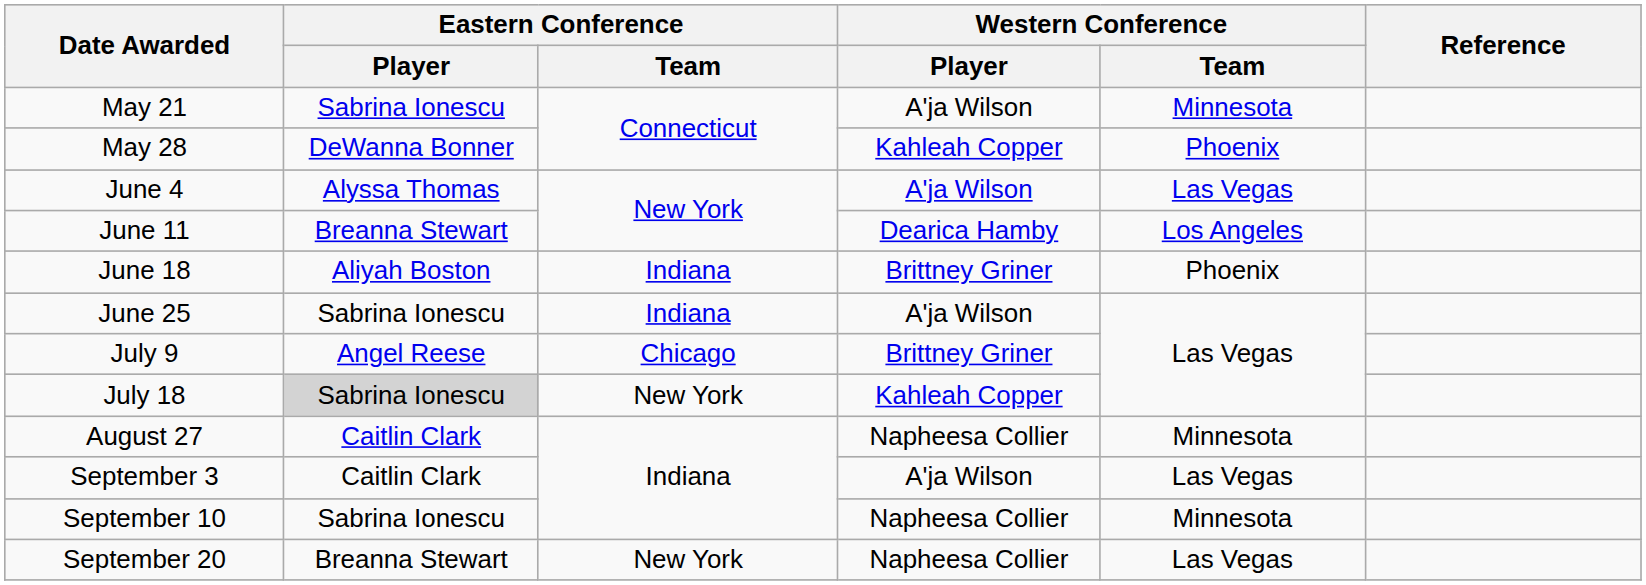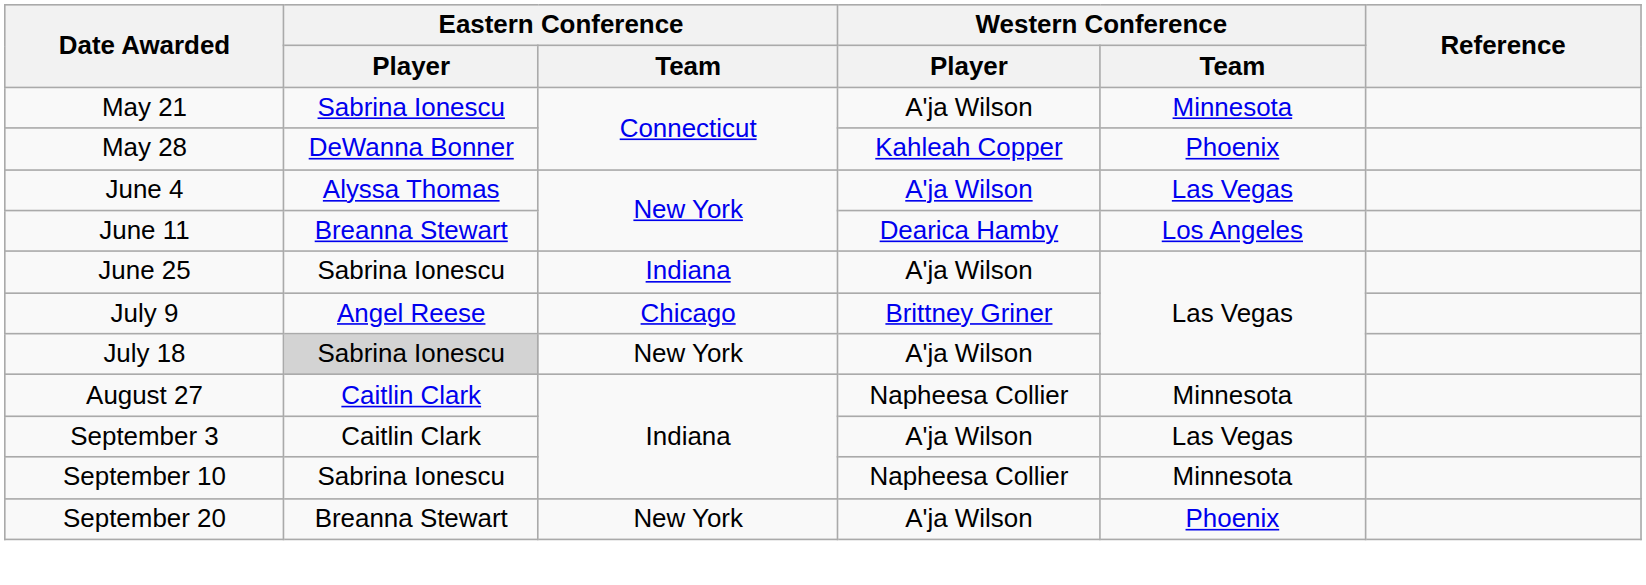- row: (144, 271)
(969, 395) Kahleah Copper -> (969, 353) A'ja Wilson
(969, 559) Napheesa Collier -> (969, 518) A'ja Wilson
(1232, 559) Las Vegas -> (1232, 518) Phoenix
